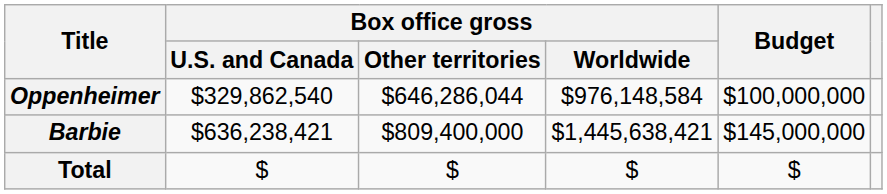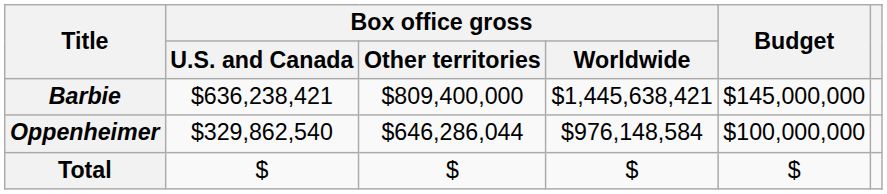rows swapped: (85, 133) <-> (85, 96)
